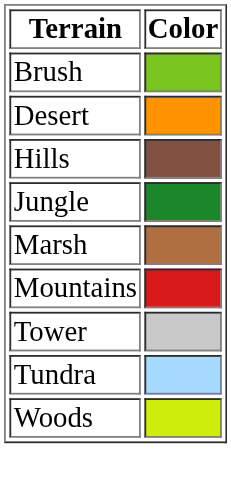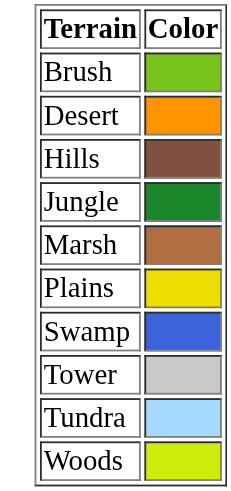- row: (75, 287)
+ row: (79, 287)
+ row: (87, 331)
